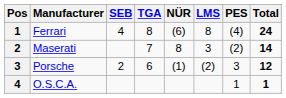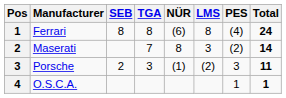(121, 31) 4 -> (121, 31) 8
(149, 67) 6 -> (149, 67) 3
(266, 67) 12 -> (266, 67) 11
